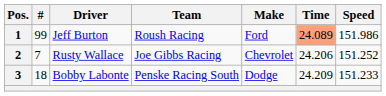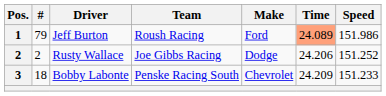(41, 35) 99 -> (41, 35) 79
(38, 55) 7 -> (38, 55) 2
(269, 55) Chevrolet -> (261, 55) Dodge
(261, 75) Dodge -> (269, 75) Chevrolet
